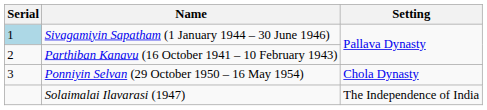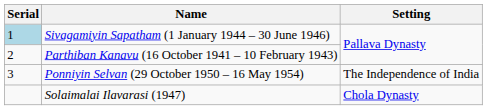(381, 74) Chola Dynasty -> (411, 74) The Independence of India
(411, 94) The Independence of India -> (381, 94) Chola Dynasty
